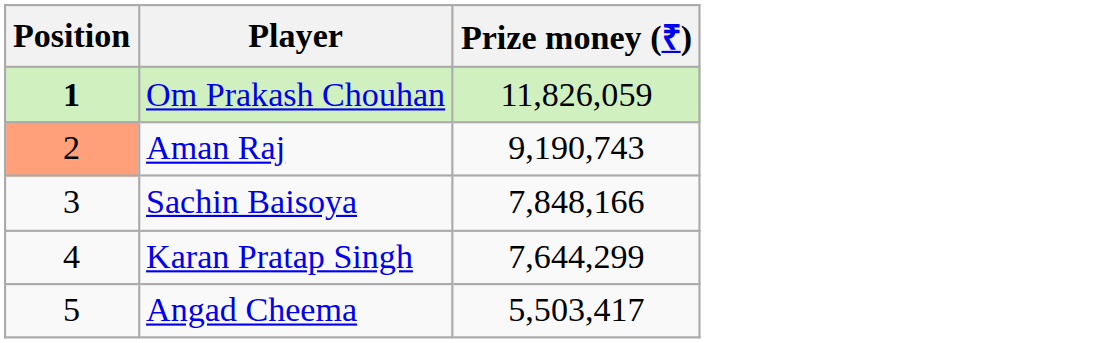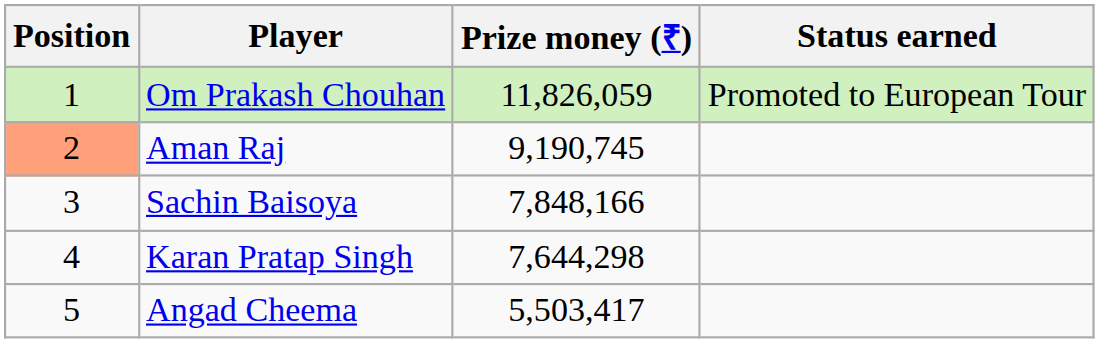+ column: (897, 35)
(72, 94) bold -> (72, 94) normal
(576, 148) 9,190,743 -> (576, 148) 9,190,745
(576, 256) 7,644,299 -> (576, 256) 7,644,298
